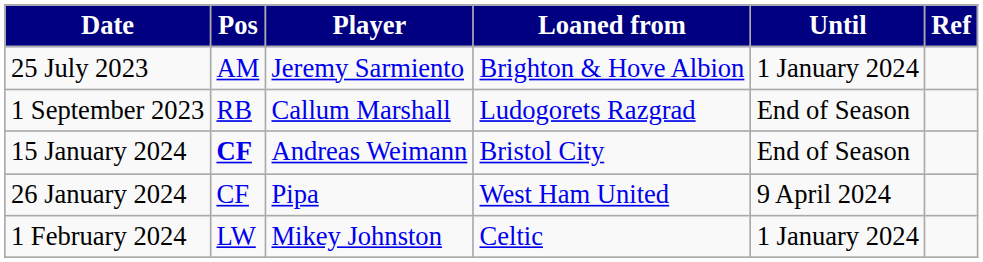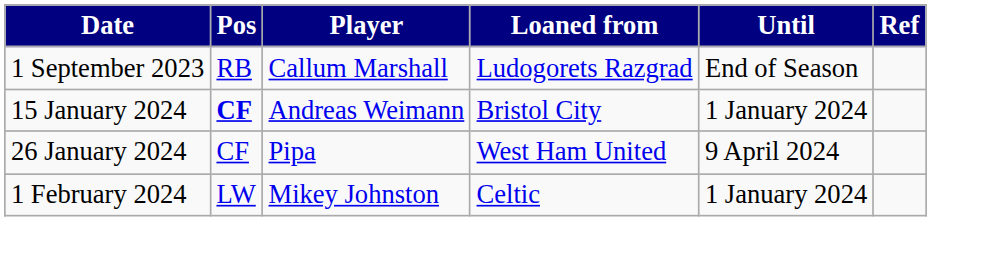- row: (80, 67)
(833, 151) End of Season -> (786, 109) 1 January 2024
